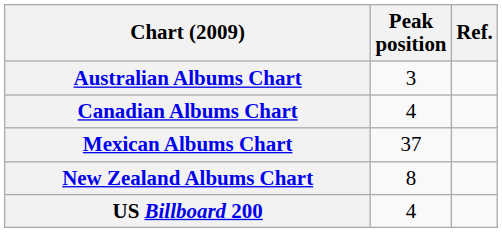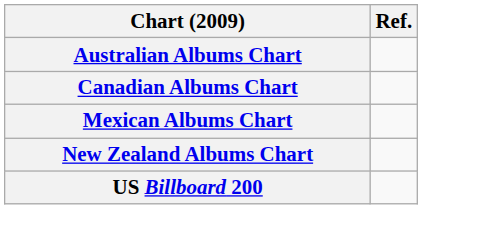- column: (411, 32)
